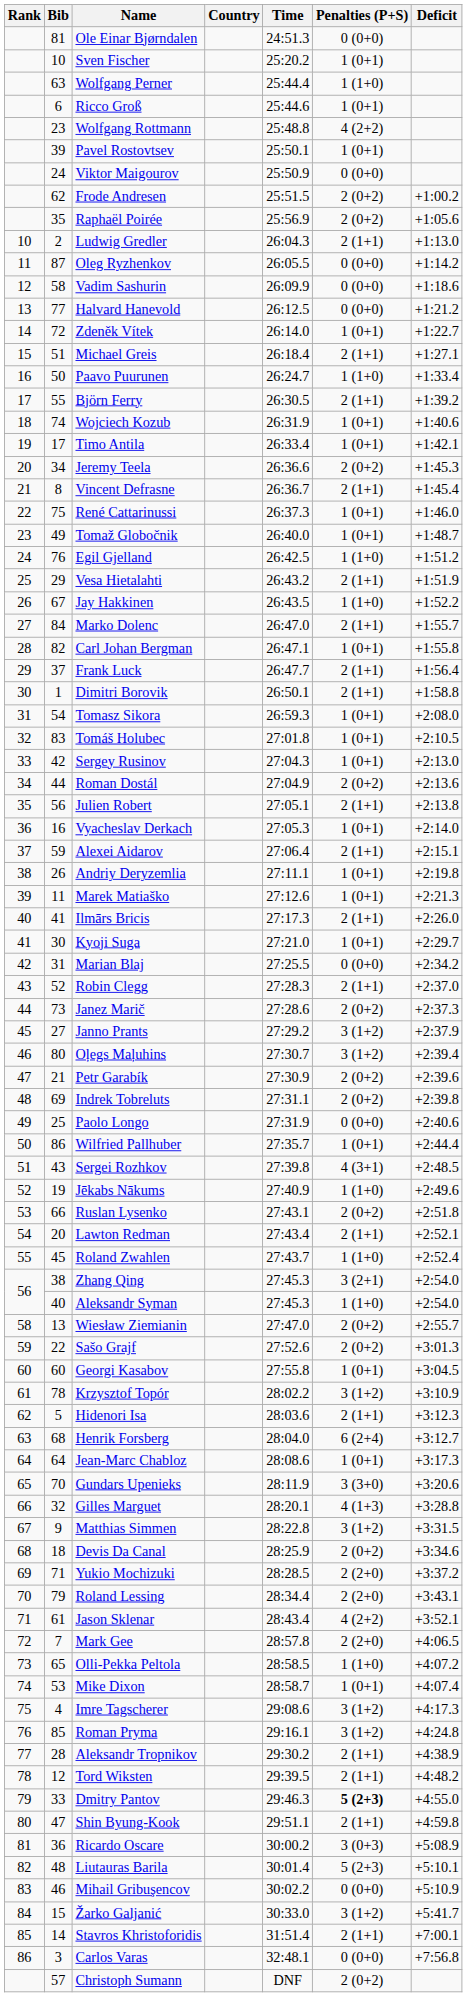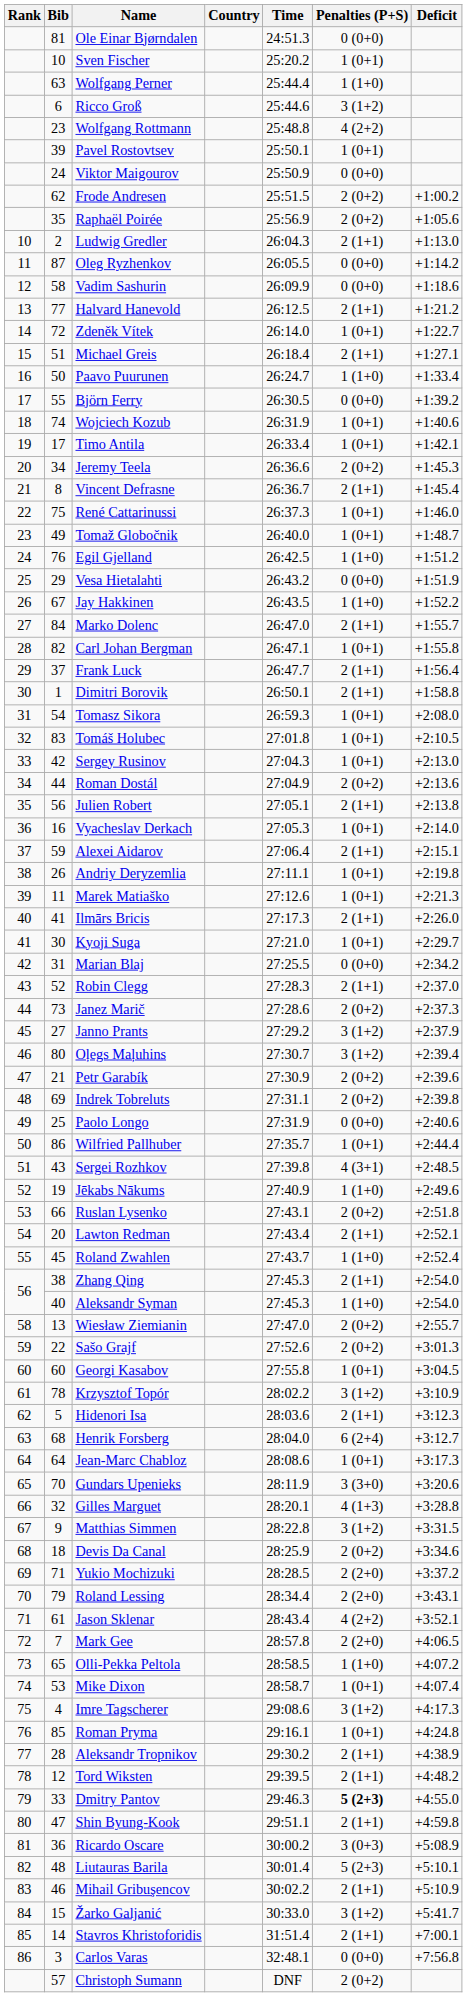(362, 106) 1 (0+1) -> (362, 106) 3 (1+2)
(362, 309) 0 (0+0) -> (362, 309) 2 (1+1)
(362, 399) 2 (1+1) -> (362, 399) 0 (0+0)
(362, 580) 2 (1+1) -> (362, 580) 0 (0+0)
(362, 1280) 3 (2+1) -> (362, 1280) 2 (1+1)
(362, 1732) 3 (1+2) -> (362, 1732) 1 (0+1)
(362, 1890) 0 (0+0) -> (362, 1890) 2 (1+1)
